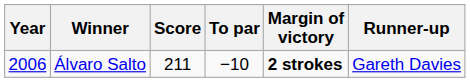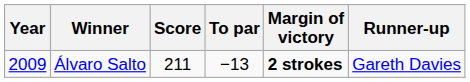(27, 64) 2006 -> (27, 64) 2009
(234, 64) −10 -> (234, 64) −13
